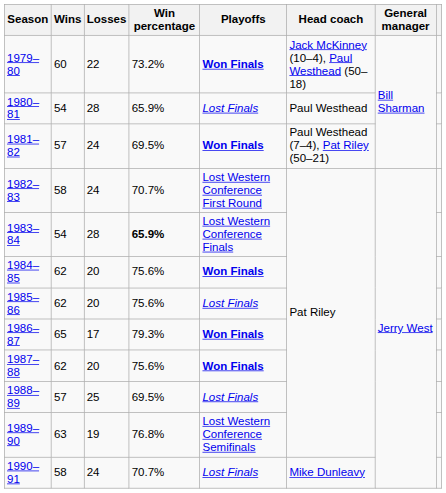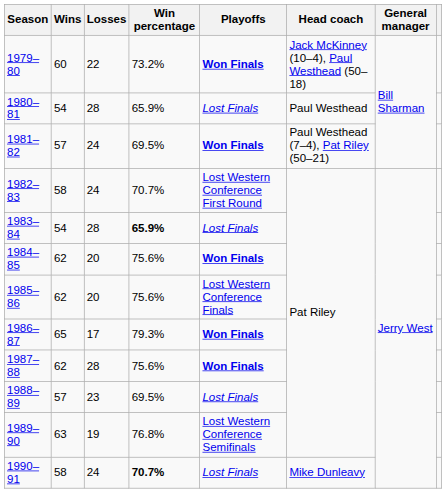(236, 234) Lost Western Conference Finals -> (230, 228) Lost Finals
(230, 303) Lost Finals -> (236, 297) Lost Western Conference Finals
(93, 365) 20 -> (93, 365) 28
(93, 397) 25 -> (93, 397) 23
(148, 472) normal -> (148, 472) bold
